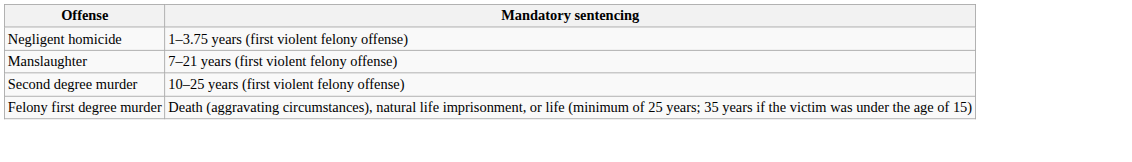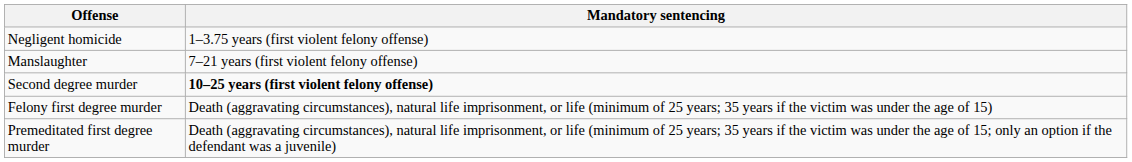(286, 84) normal -> (311, 84) bold
+ row: (80, 138)
